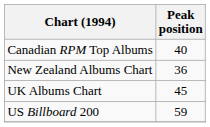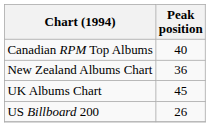(181, 111) 59 -> (181, 111) 26
